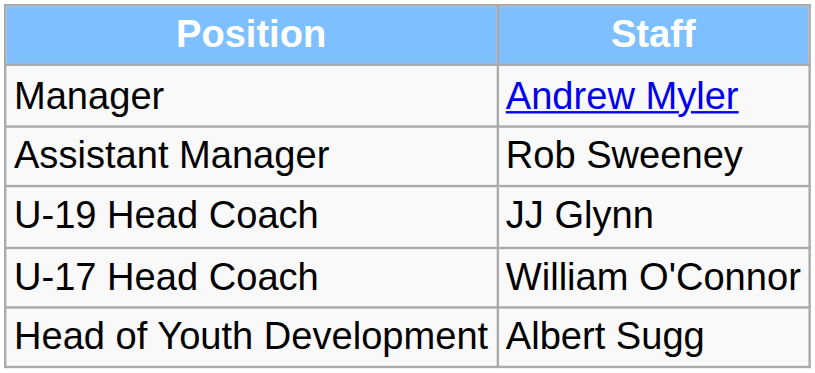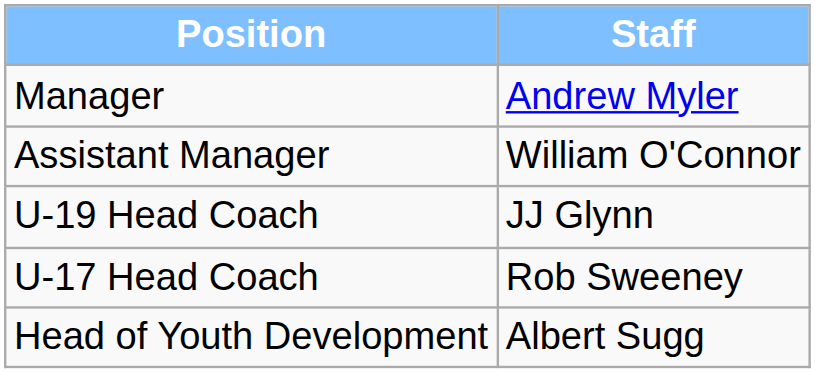(624, 155) Rob Sweeney -> (653, 155) William O'Connor
(653, 276) William O'Connor -> (624, 276) Rob Sweeney
